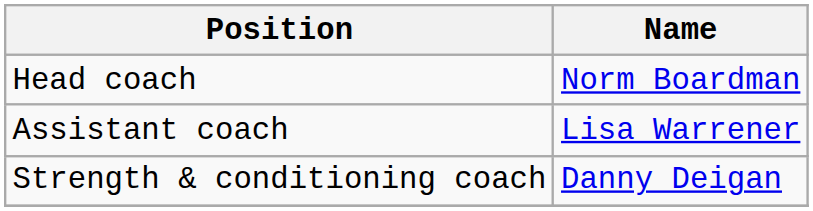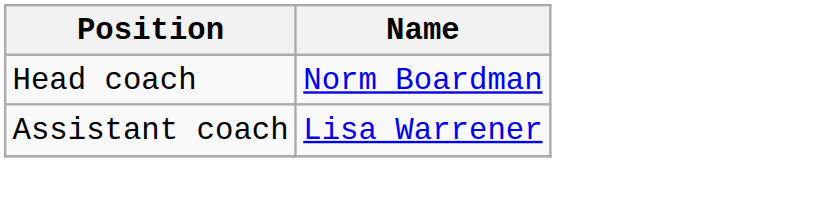- row: (279, 180)
